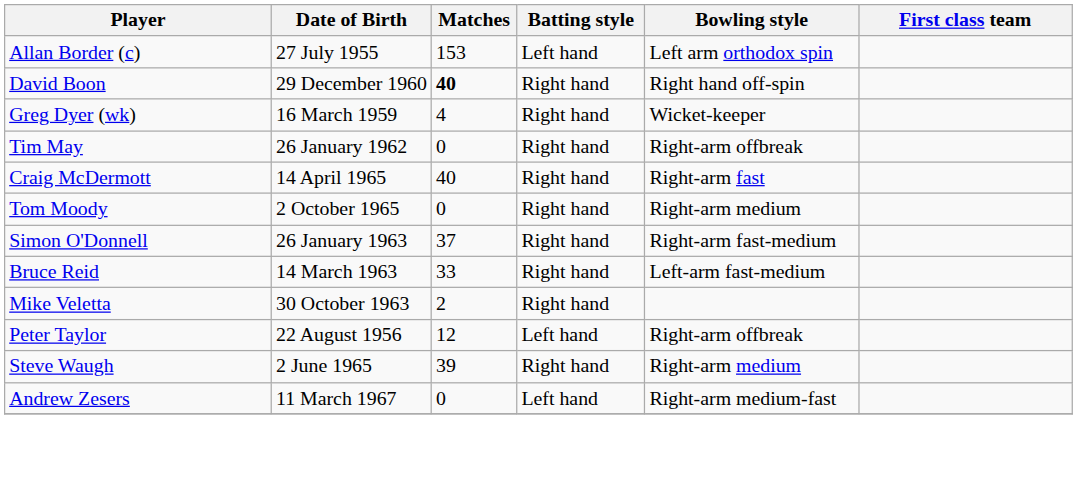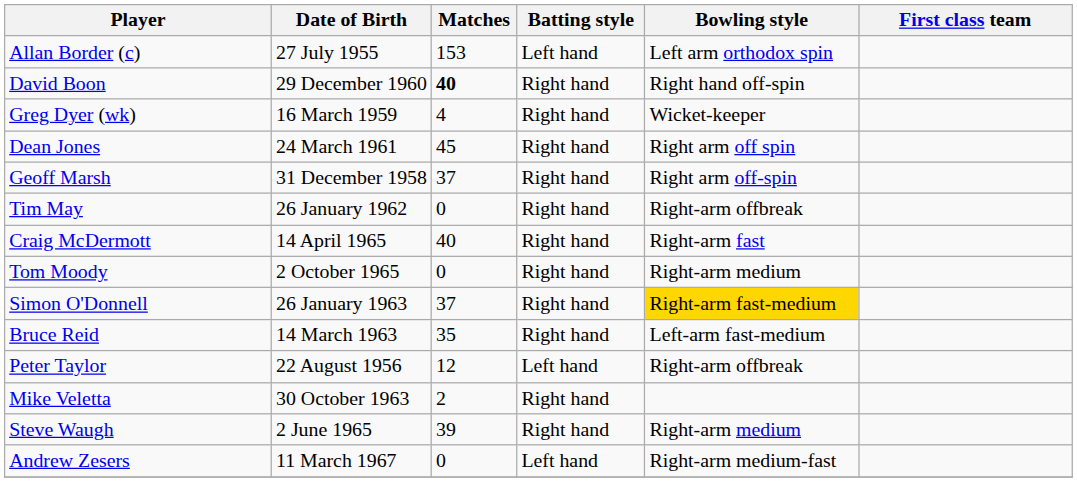+ row: (55, 146)
+ row: (60, 177)
(743, 240) no background -> (743, 303) gold background
(446, 271) 33 -> (446, 334) 35
rows swapped: (58, 334) <-> (60, 303)
